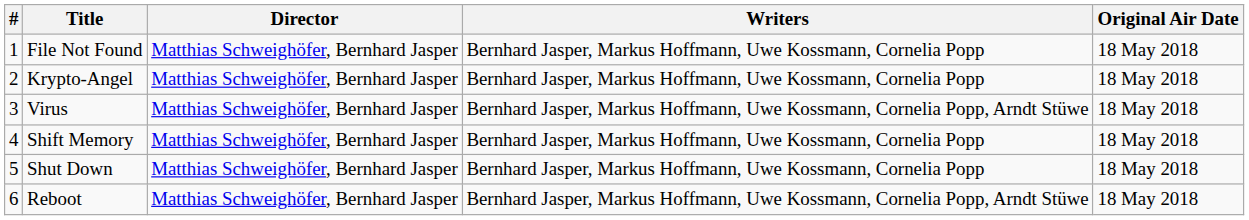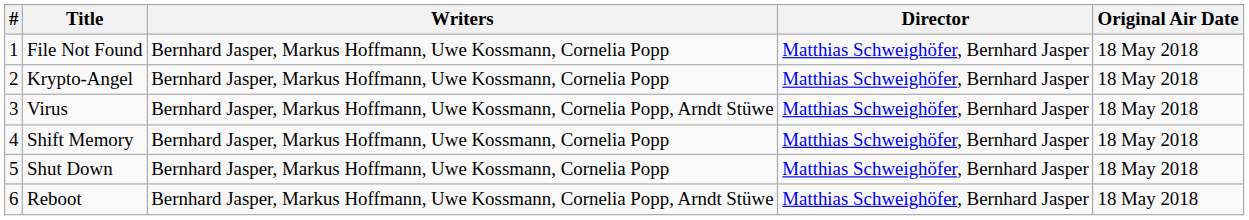columns swapped: (304, 19) <-> (778, 19)
